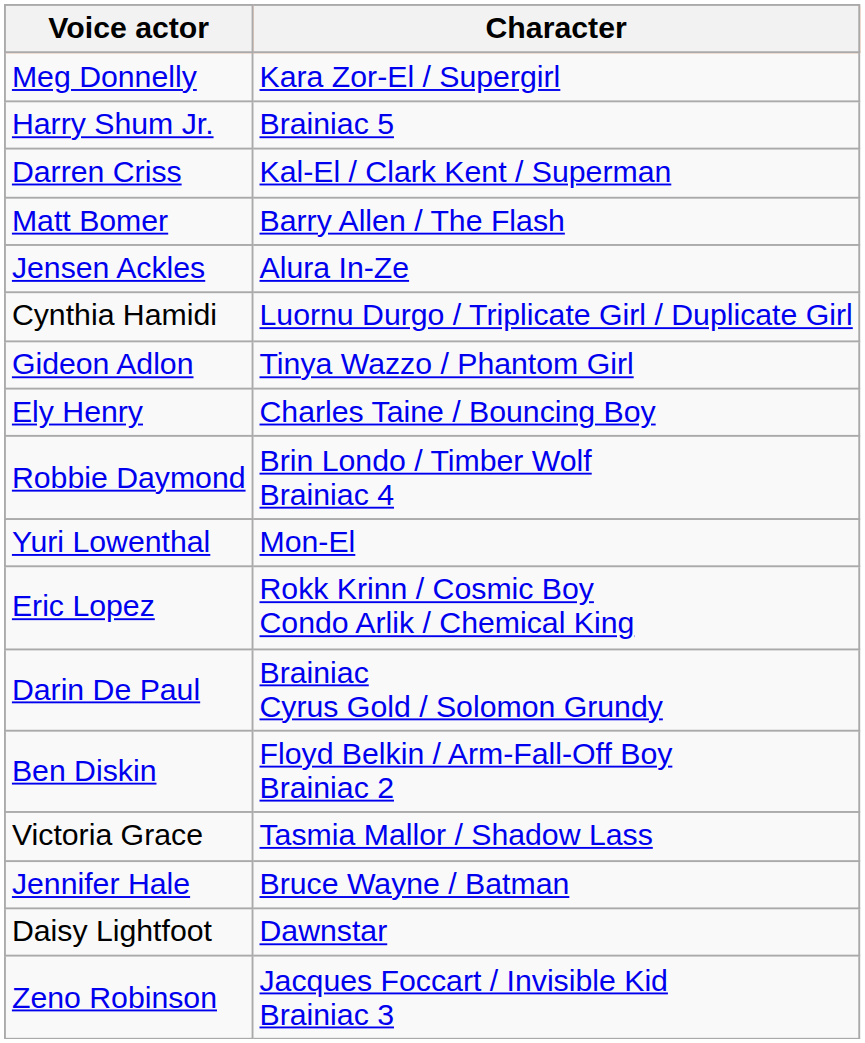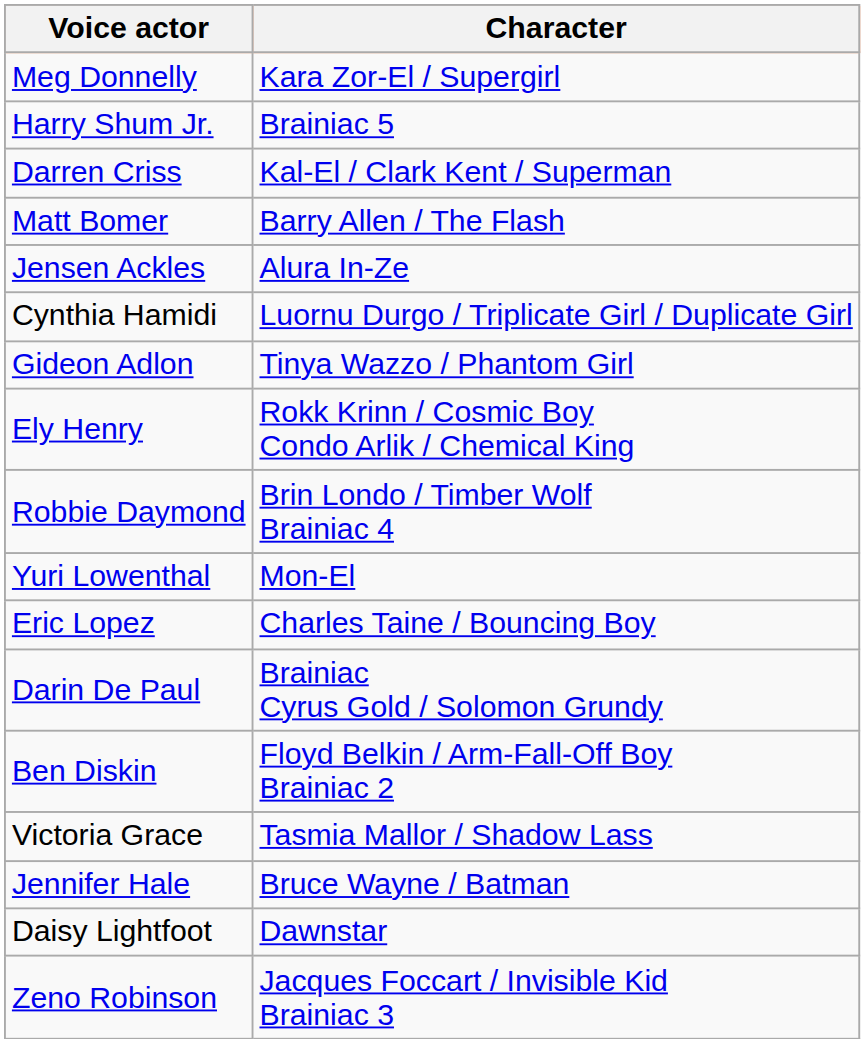(458, 412) Charles Taine / Bouncing Boy -> (447, 429) Rokk Krinn / Cosmic Boy Condo Arlik / Chemical King
(447, 607) Rokk Krinn / Cosmic Boy Condo Arlik / Chemical King -> (458, 624) Charles Taine / Bouncing Boy
